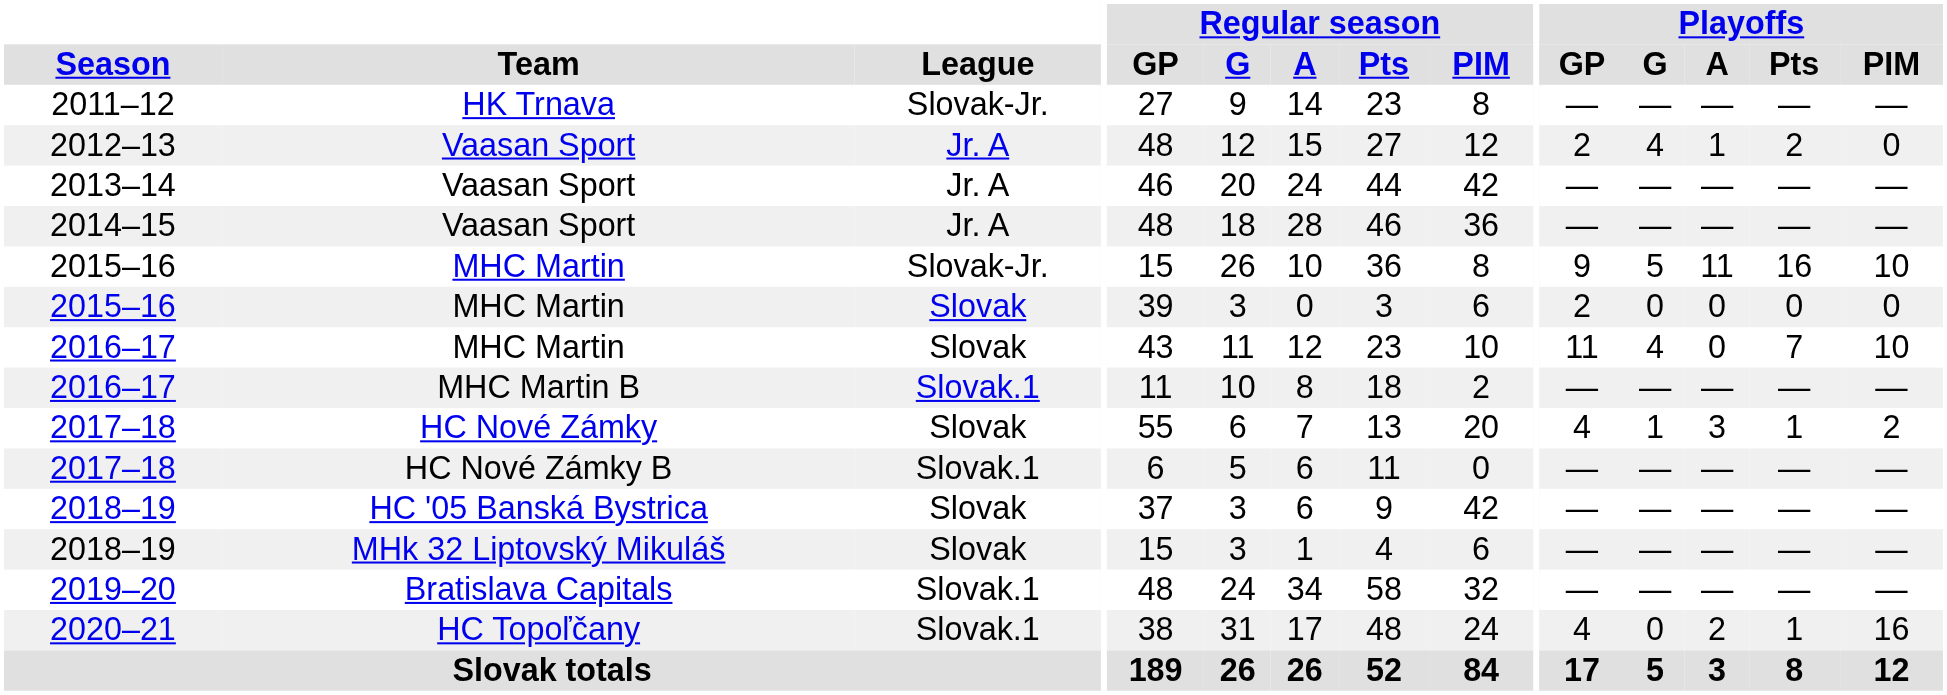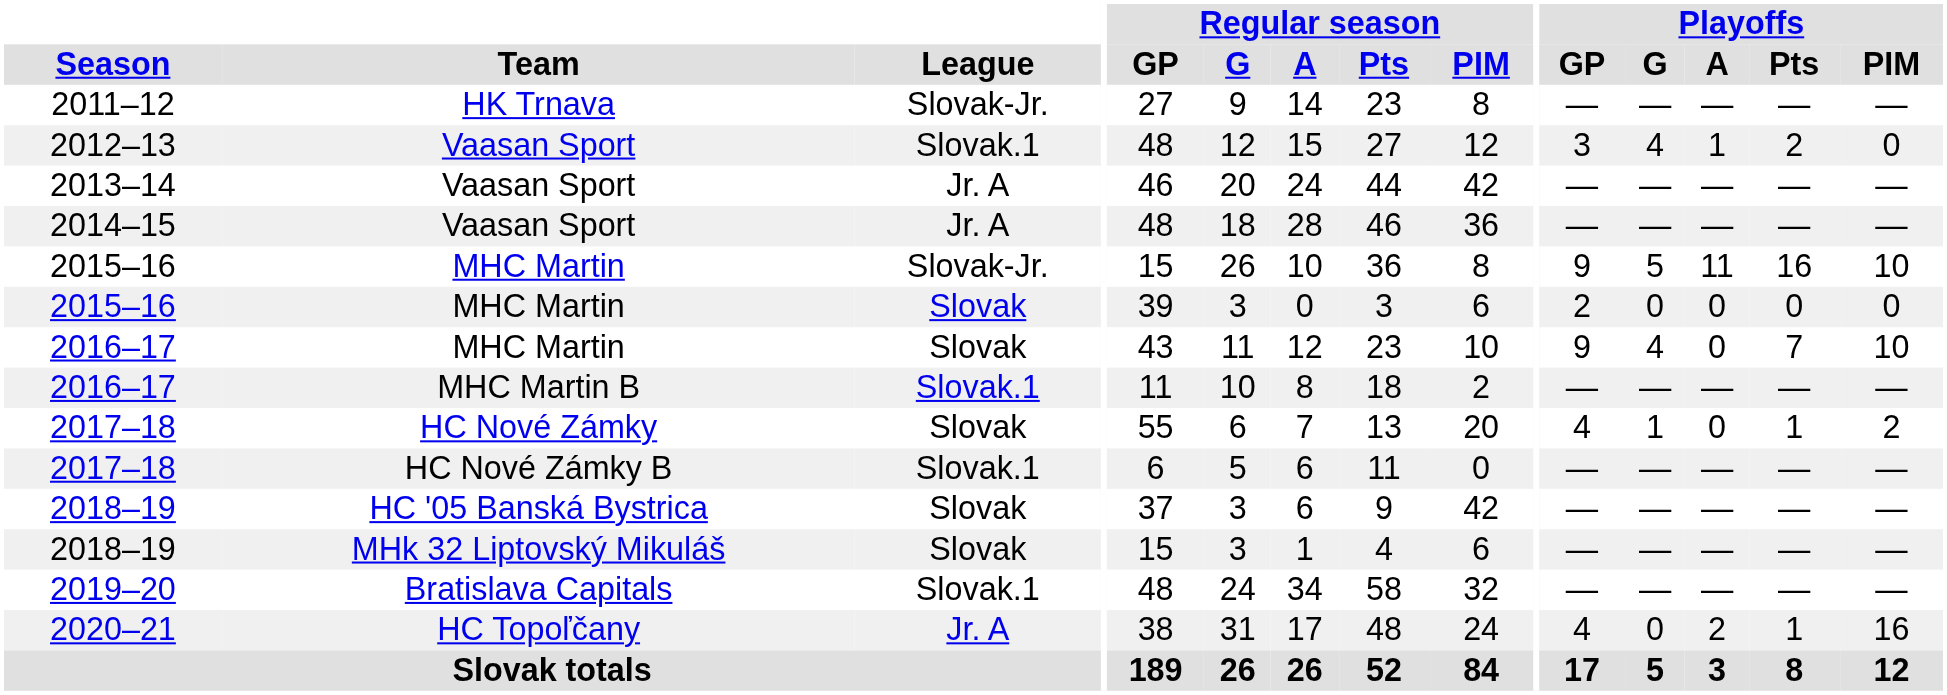(978, 144) Jr. A -> (978, 144) Slovak.1
(1582, 144) 2 -> (1582, 144) 3
(1582, 346) 11 -> (1582, 346) 9
(1717, 427) 3 -> (1717, 427) 0
(978, 629) Slovak.1 -> (978, 629) Jr. A
